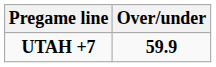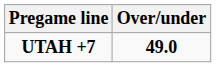(161, 47) 59.9 -> (161, 47) 49.0
